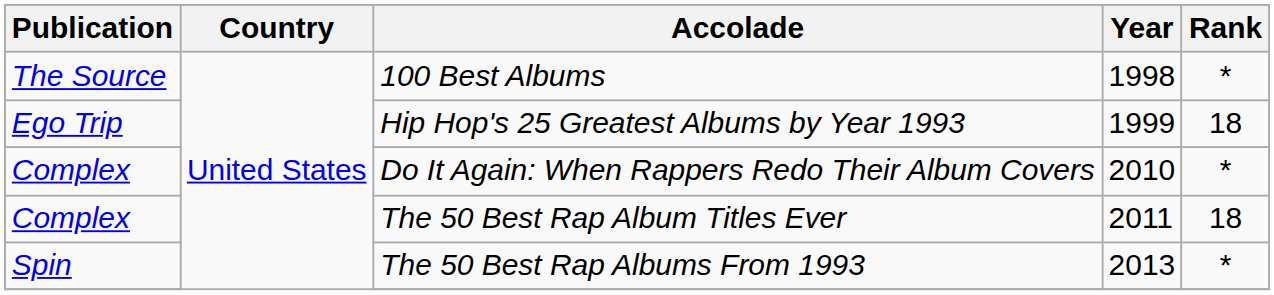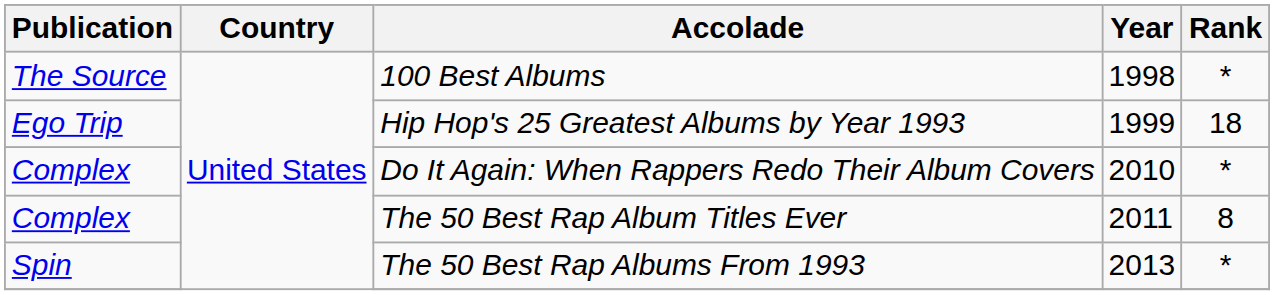(1226, 218) 18 -> (1226, 218) 8
